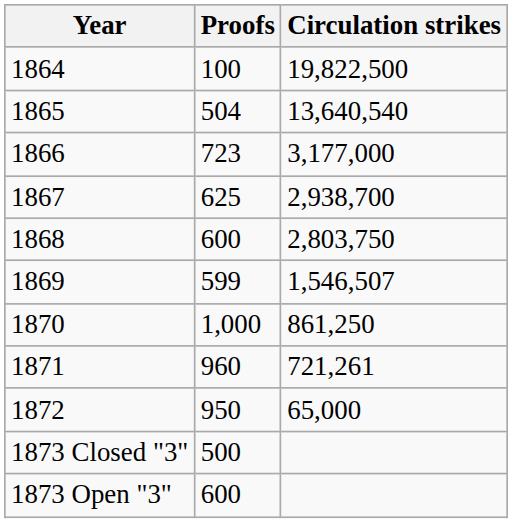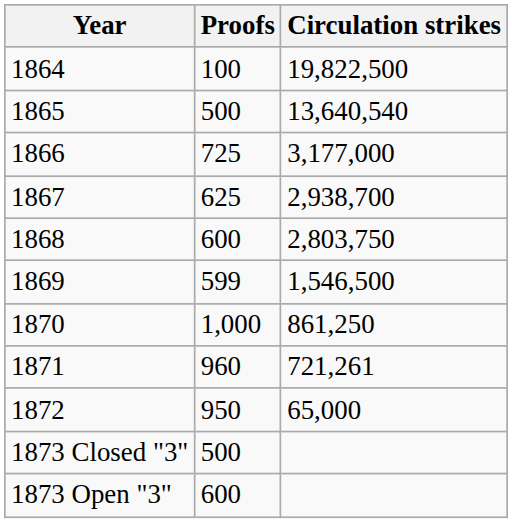(221, 111) 504 -> (221, 111) 500
(221, 153) 723 -> (221, 153) 725
(341, 281) 1,546,507 -> (341, 281) 1,546,500
